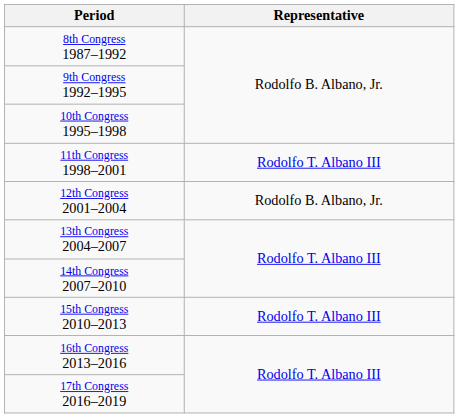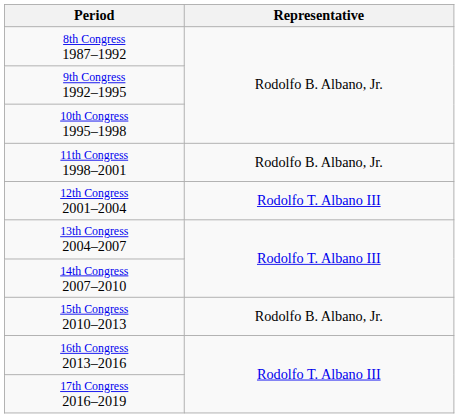(319, 162) Rodolfo T. Albano III -> (319, 162) Rodolfo B. Albano, Jr.
(319, 200) Rodolfo B. Albano, Jr. -> (319, 200) Rodolfo T. Albano III
(319, 316) Rodolfo T. Albano III -> (319, 316) Rodolfo B. Albano, Jr.
